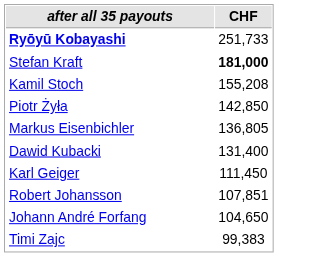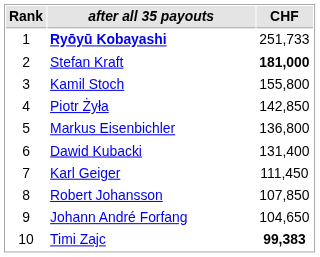+ column: (26, 17)
(243, 84) 155,208 -> (284, 84) 155,800
(243, 129) 136,805 -> (284, 129) 136,800
(243, 195) 107,851 -> (284, 195) 107,850
(243, 240) normal -> (284, 240) bold
